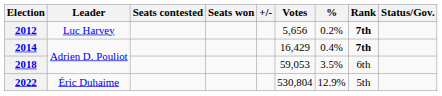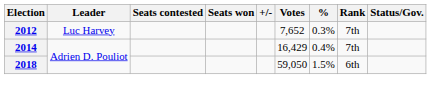(295, 30) 5,656 -> (292, 30) 7,652
(332, 30) 0.2% -> (323, 30) 0.3%
(363, 30) bold -> (352, 30) normal
(363, 47) bold -> (352, 47) normal
(295, 64) 59,053 -> (292, 64) 59,050
(332, 64) 3.5% -> (323, 64) 1.5%
- row: (26, 82)
